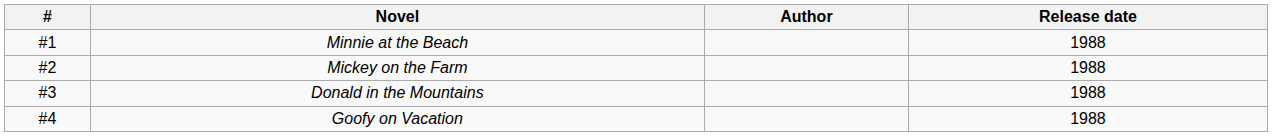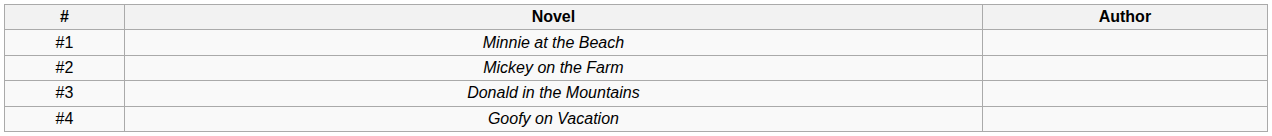- column: (1088, 17)
